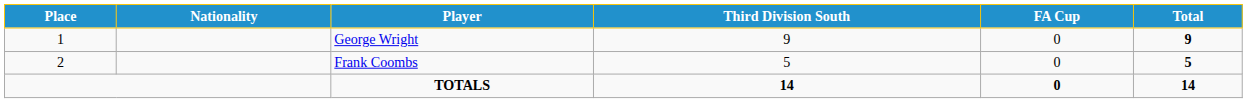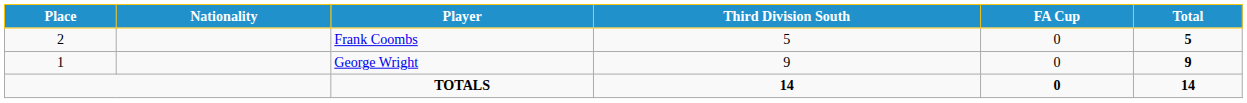rows swapped: (376, 39) <-> (376, 63)
